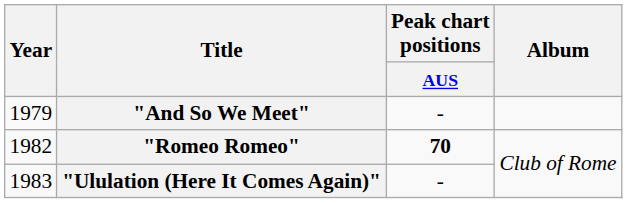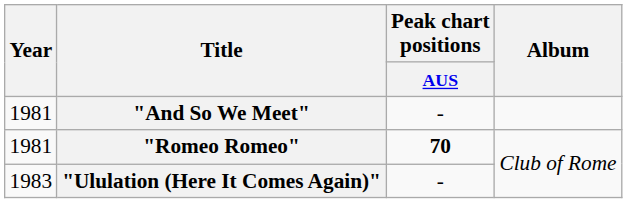(31, 112) 1979 -> (31, 112) 1981
(31, 146) 1982 -> (31, 146) 1981
